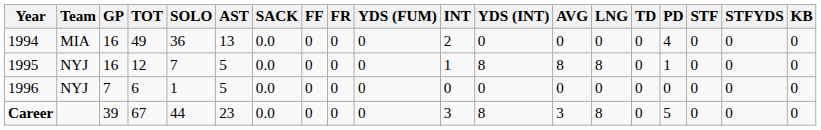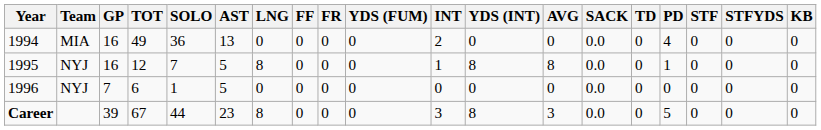columns swapped: (277, 16) <-> (612, 16)
